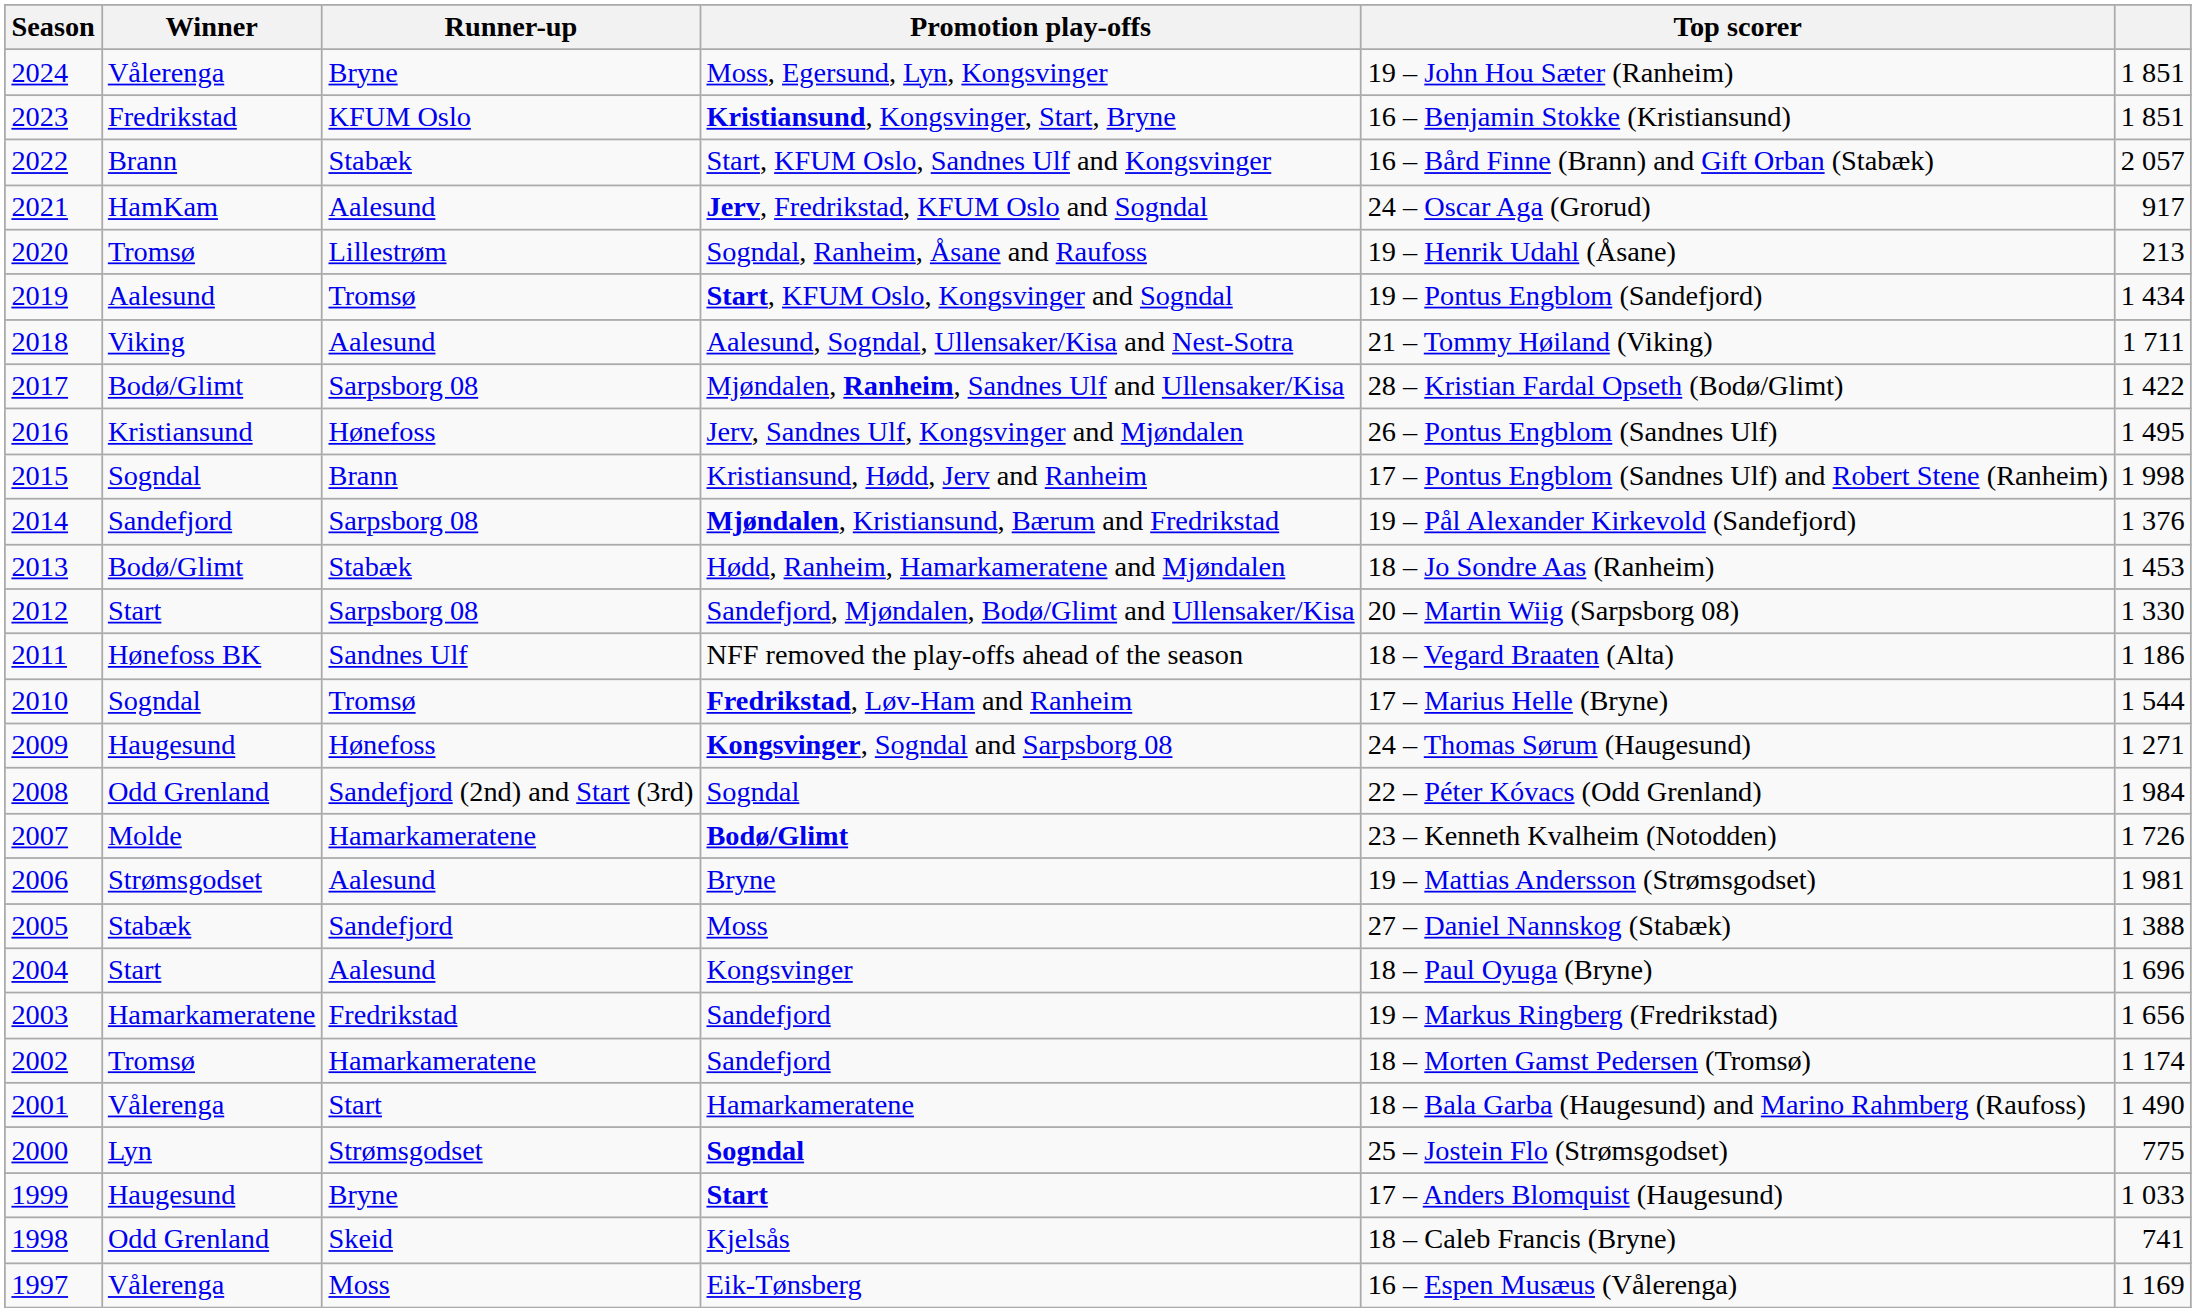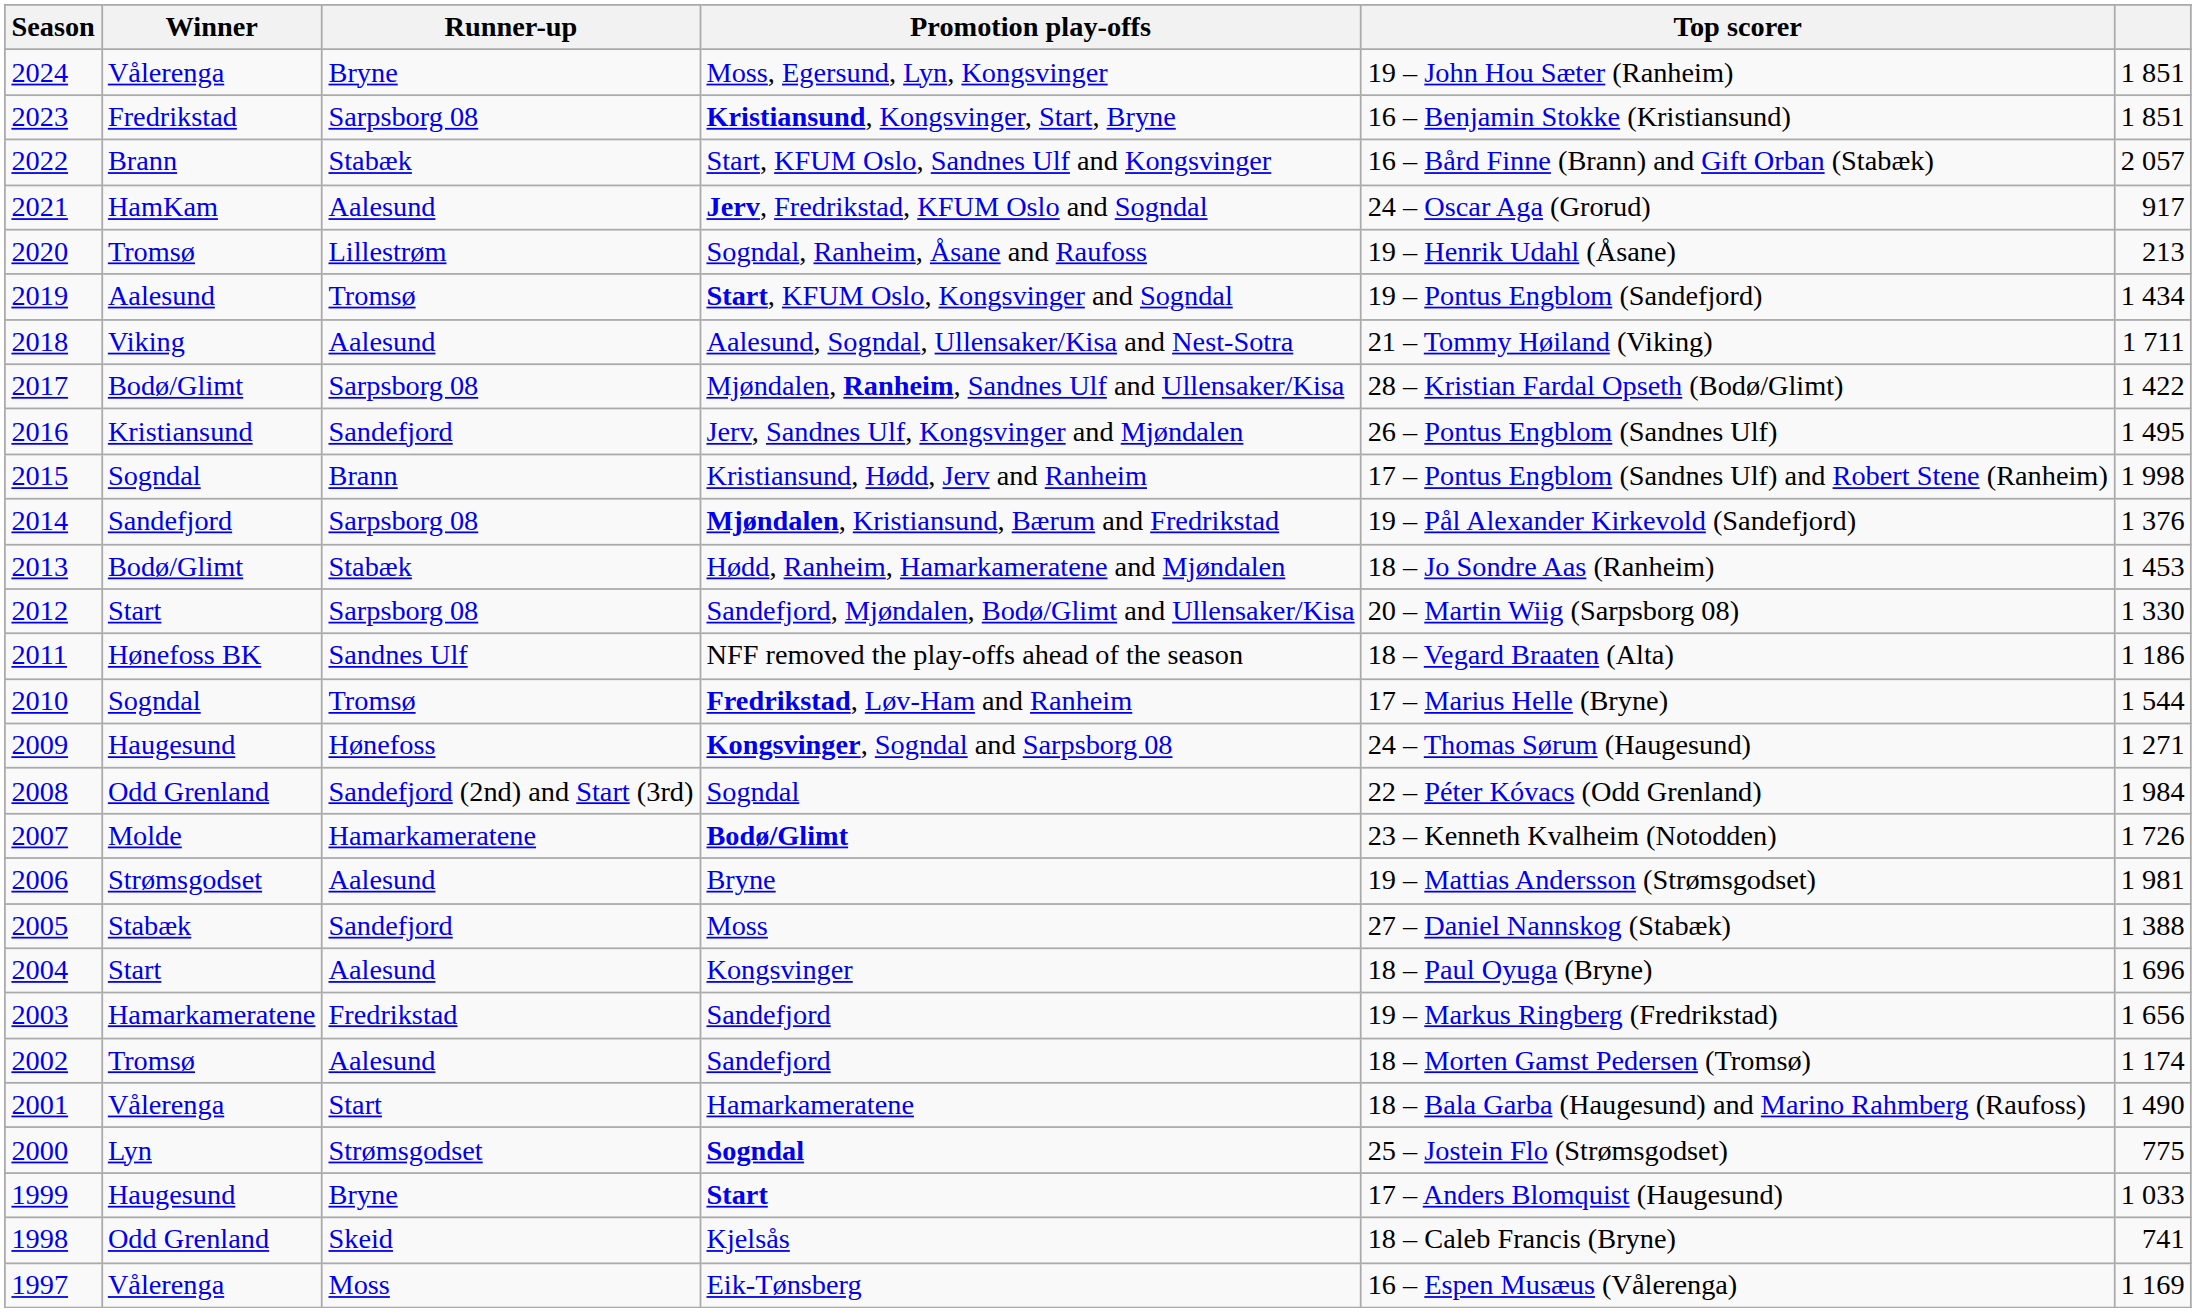(400, 116) KFUM Oslo -> (403, 116) Sarpsborg 08
(382, 431) Hønefoss -> (391, 431) Sandefjord
(432, 1059) Hamarkameratene -> (382, 1059) Aalesund
